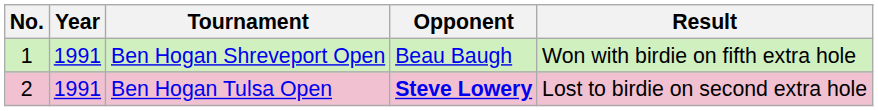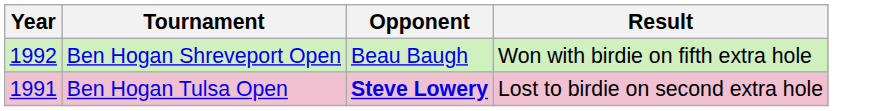- column: (27, 22)
(77, 55) 1991 -> (33, 55) 1992
